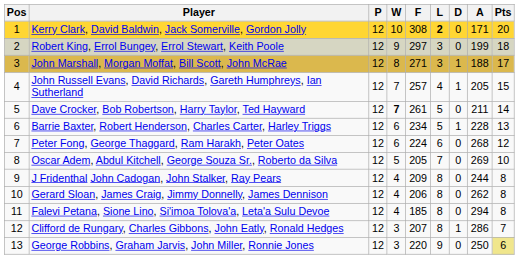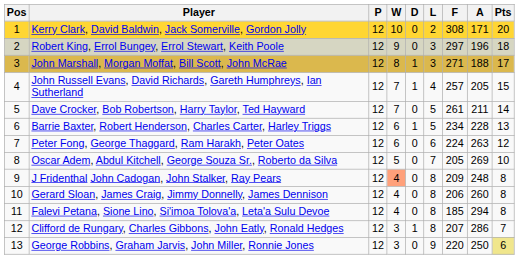columns swapped: (458, 13) <-> (418, 13)
(440, 30) bold -> (433, 30) normal
(480, 47) 199 -> (480, 47) 196
(396, 110) bold -> (396, 110) normal
(480, 144) 268 -> (480, 144) 263
(396, 178) no background -> (396, 178) lightsalmon background
(480, 178) 244 -> (480, 178) 248
(480, 195) 262 -> (480, 195) 260
